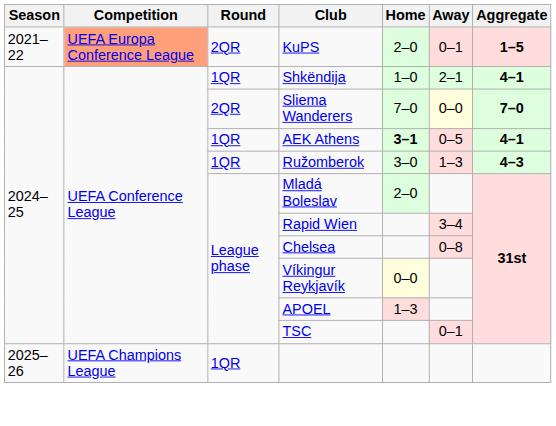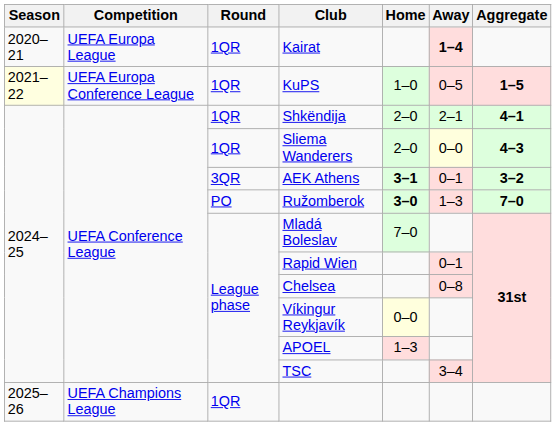+ row: (301, 46)
(28, 46) no background -> (28, 85) lightyellow background
(131, 46) lightsalmon background -> (131, 85) no background
(226, 46) 2QR -> (226, 85) 1QR
(406, 46) 2–0 -> (406, 85) 1–0
(451, 46) 0–1 -> (451, 85) 0–5
(406, 77) 1–0 -> (406, 116) 2–0
(226, 108) 2QR -> (226, 147) 1QR
(406, 108) 7–0 -> (406, 147) 2–0
(512, 108) 7–0 -> (512, 147) 4–3
(226, 139) 1QR -> (226, 178) 3QR
(451, 139) 0–5 -> (451, 178) 0–1
(512, 139) 4–1 -> (512, 178) 3–2
(226, 162) 1QR -> (221, 201) PO
(406, 162) normal -> (406, 201) bold
(512, 162) 4–3 -> (512, 201) 7–0
(406, 193) 2–0 -> (406, 232) 7–0
(451, 224) 3–4 -> (451, 263) 0–1
(451, 331) 0–1 -> (451, 370) 3–4
